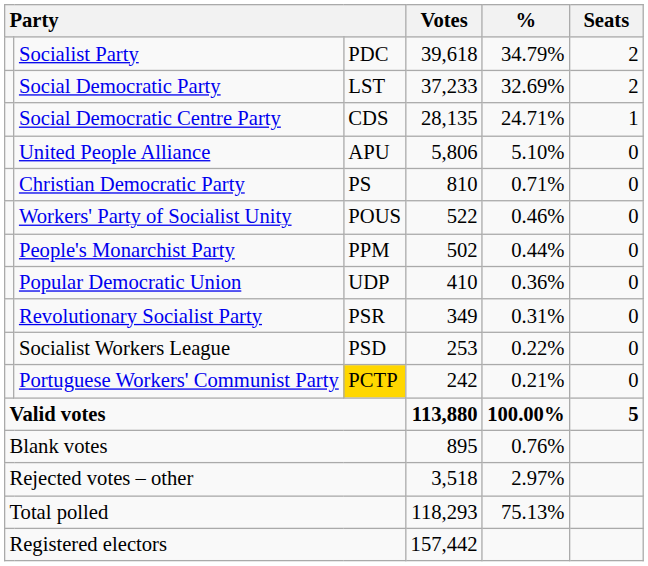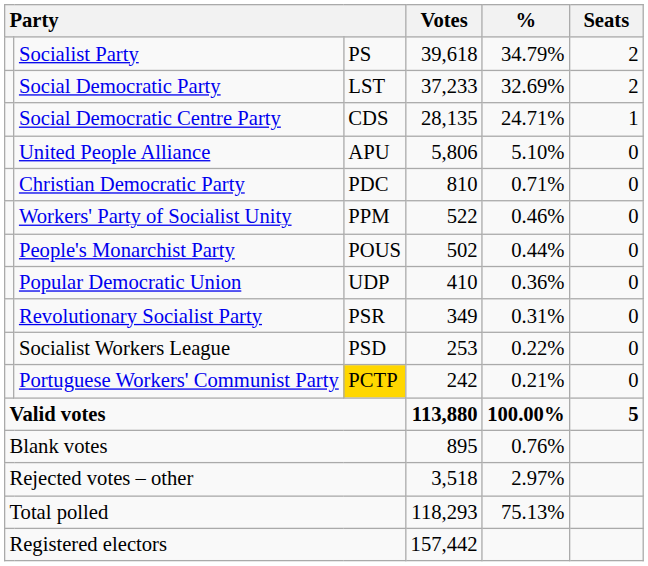(368, 53) PDC -> (360, 53) PS
(360, 184) PS -> (368, 184) PDC
(375, 217) POUS -> (369, 217) PPM
(369, 250) PPM -> (375, 250) POUS
